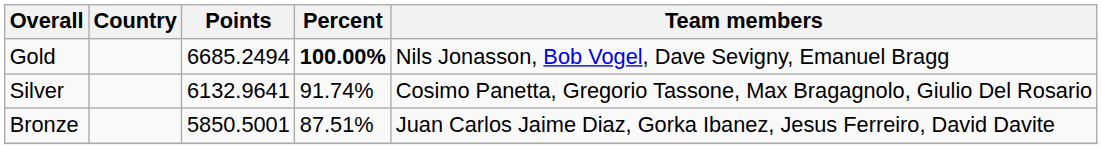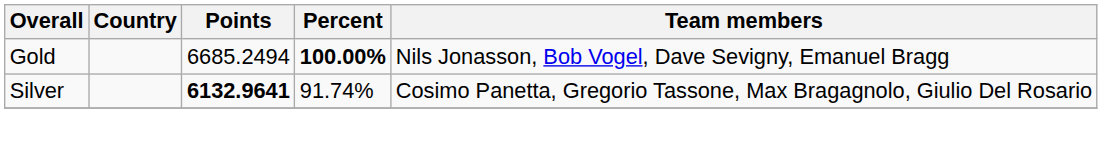(238, 90) normal -> (238, 90) bold
- row: (44, 125)
